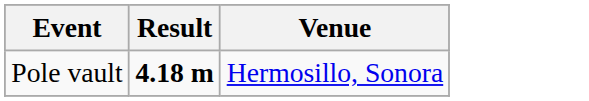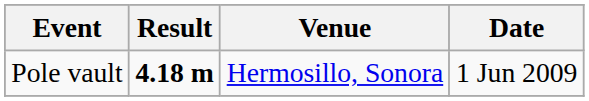+ column: (517, 27)
